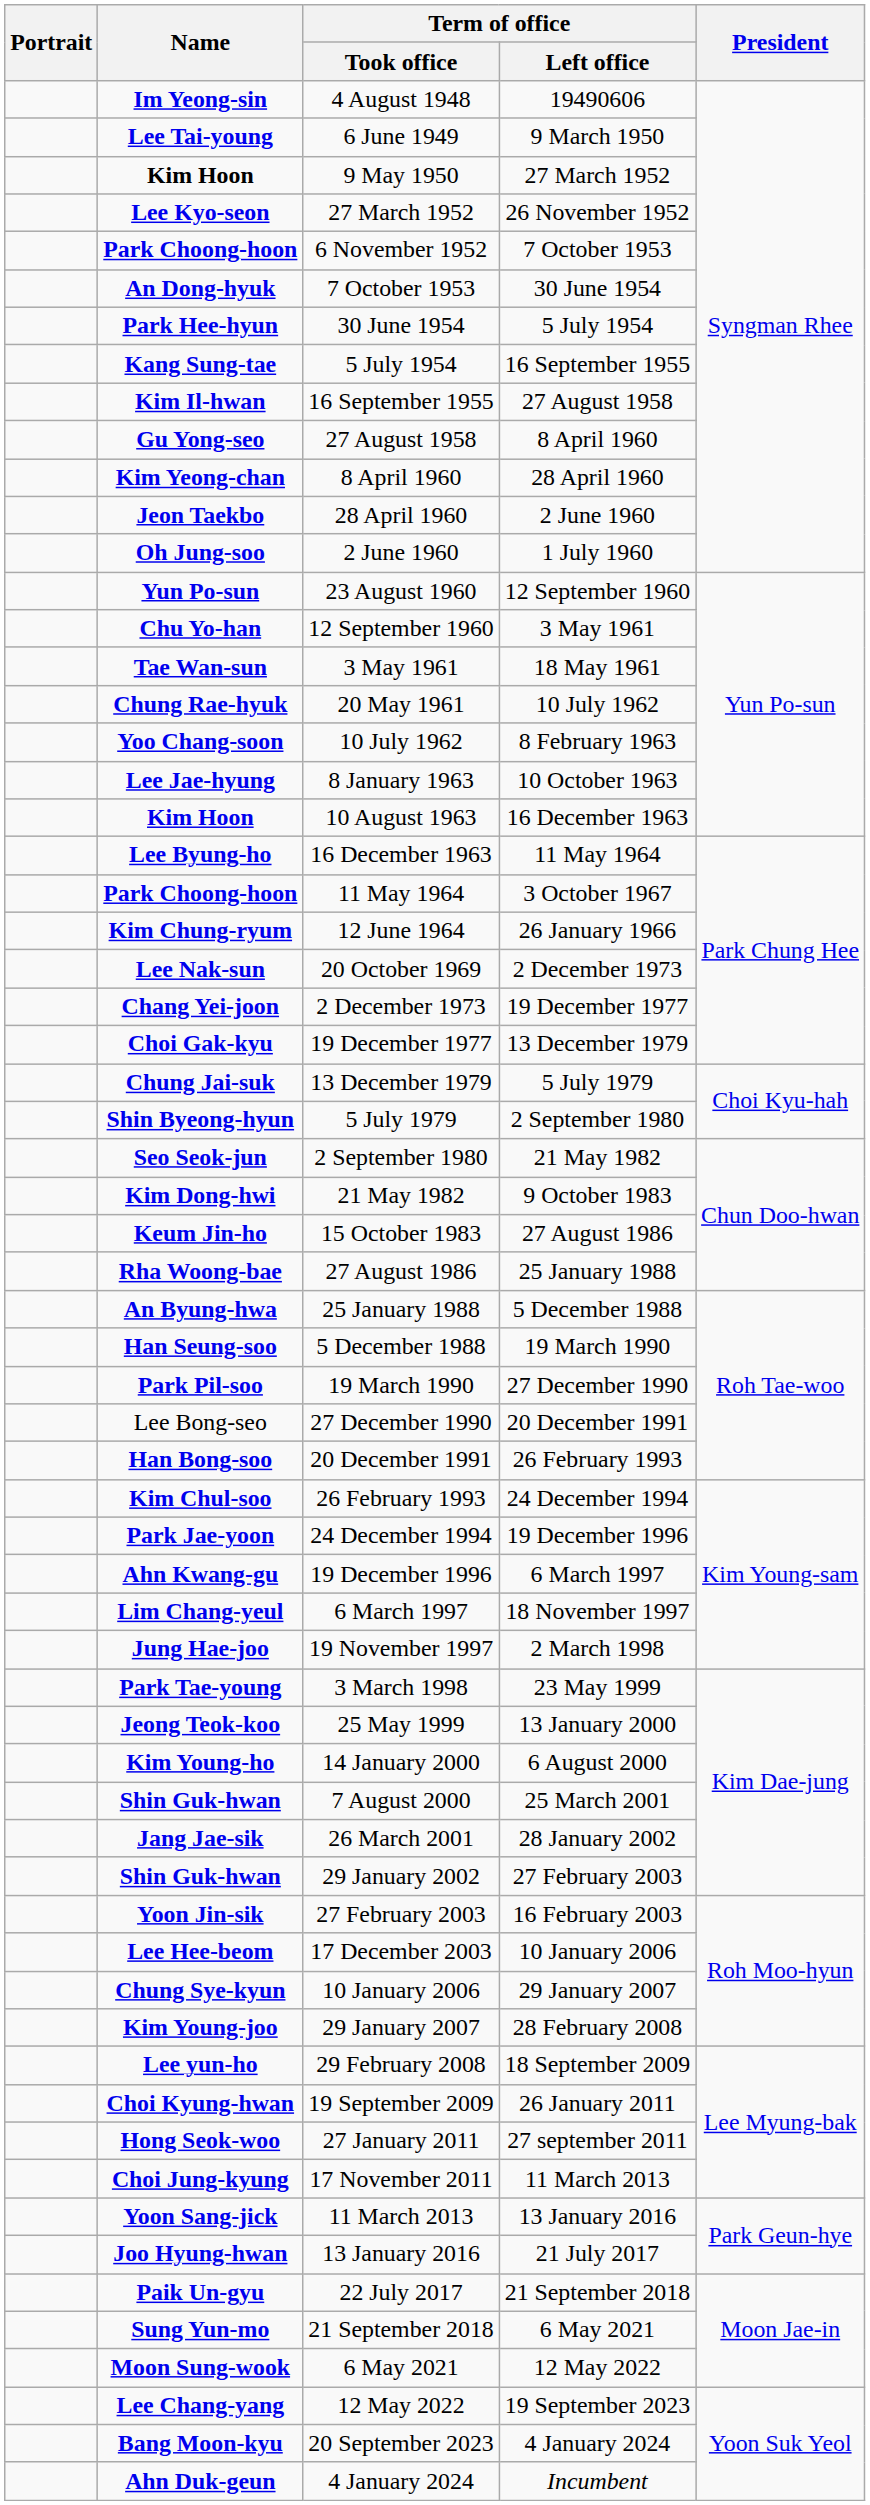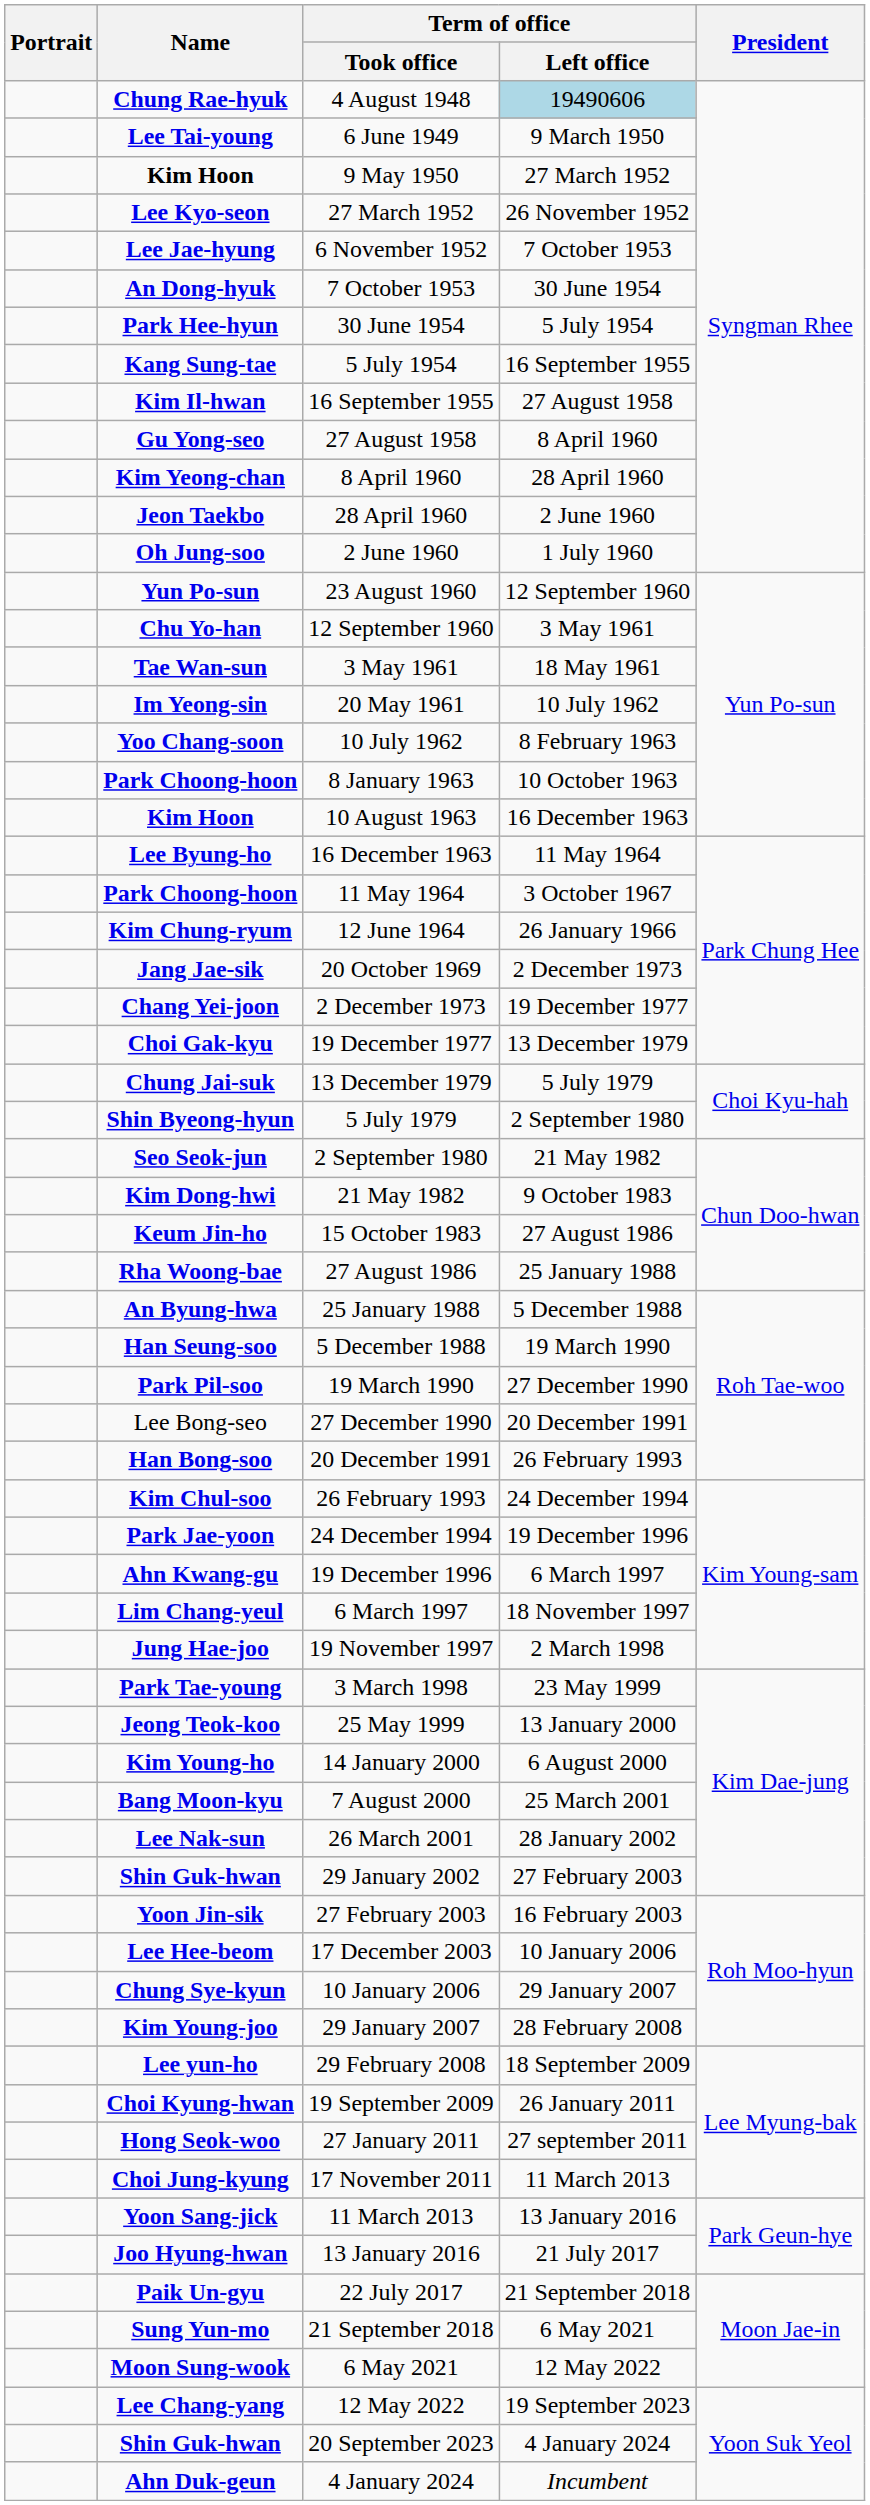(200, 99) Im Yeong-sin -> (200, 99) Chung Rae-hyuk
(597, 99) no background -> (597, 99) lightblue background
(200, 250) Park Choong-hoon -> (200, 250) Lee Jae-hyung
(200, 703) Chung Rae-hyuk -> (200, 703) Im Yeong-sin
(200, 779) Lee Jae-hyung -> (200, 779) Park Choong-hoon
(200, 968) Lee Nak-sun -> (200, 968) Jang Jae-sik
(200, 1800) Shin Guk-hwan -> (200, 1800) Bang Moon-kyu
(200, 1838) Jang Jae-sik -> (200, 1838) Lee Nak-sun
(200, 2443) Bang Moon-kyu -> (200, 2443) Shin Guk-hwan
